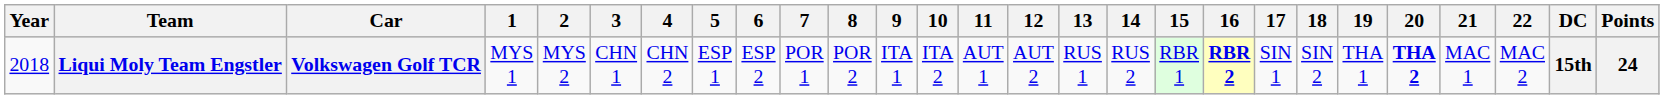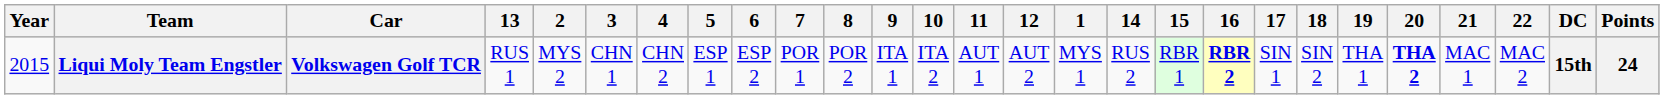columns swapped: (512, 20) <-> (1083, 20)
(29, 64) 2018 -> (29, 64) 2015
